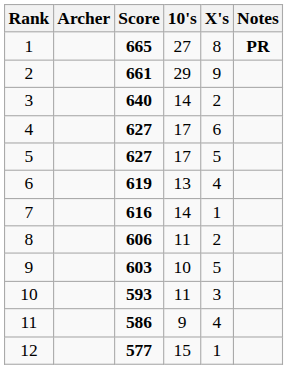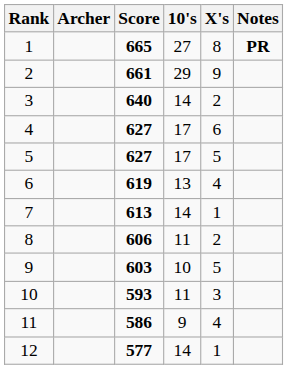(139, 211) 616 -> (139, 211) 613
(182, 350) 15 -> (182, 350) 14
